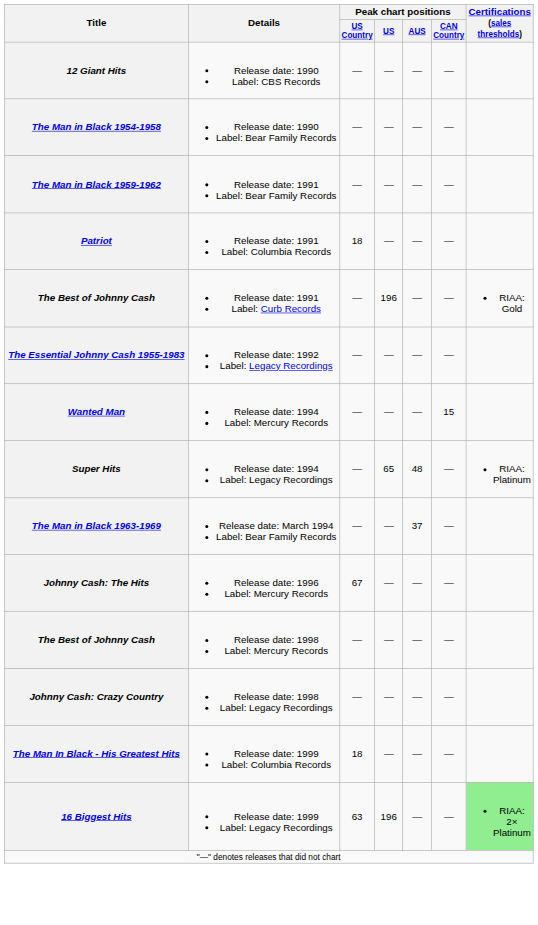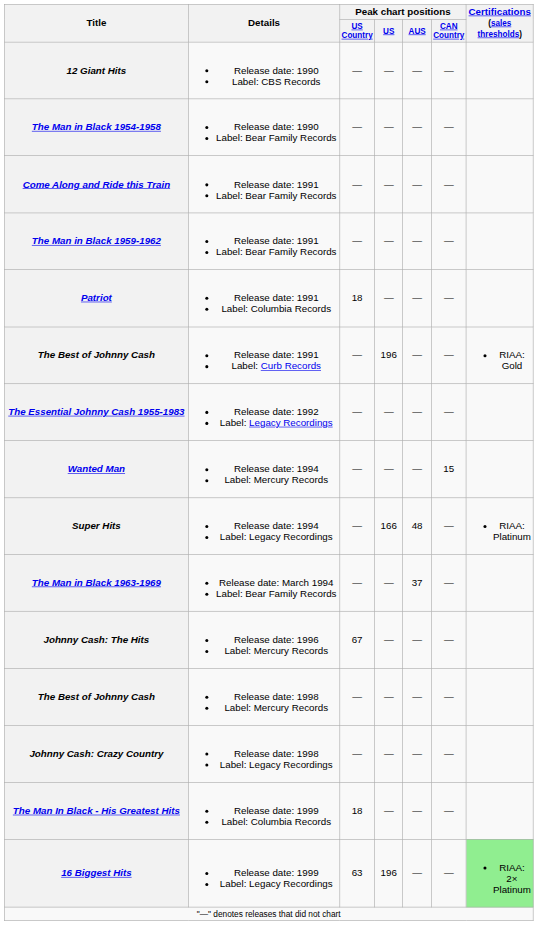+ row: (96, 184)
(389, 469) 65 -> (389, 526) 166
